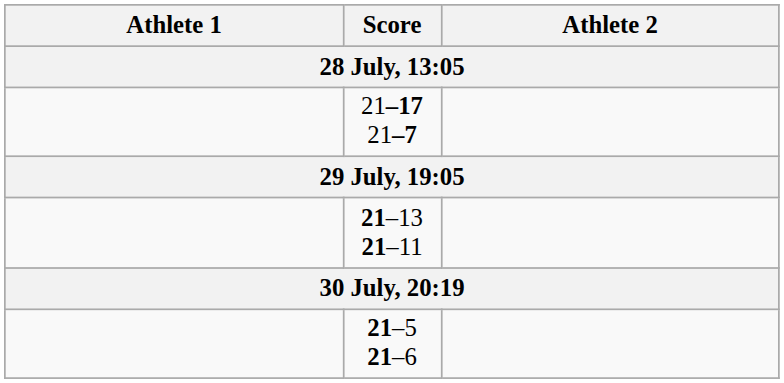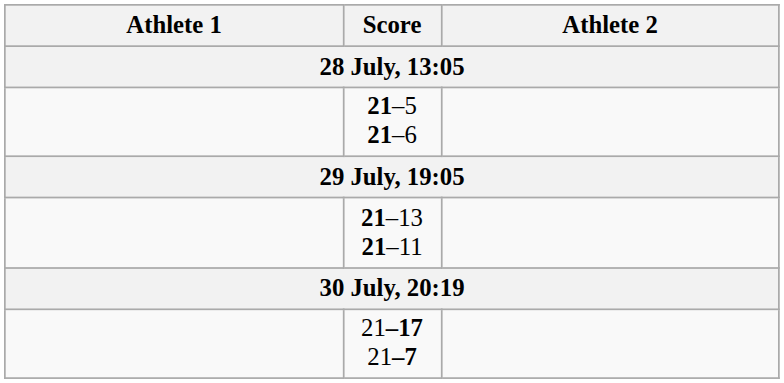rows swapped: (392, 343) <-> (392, 121)
